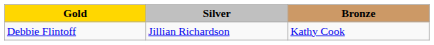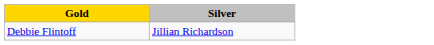- column: (359, 13)
